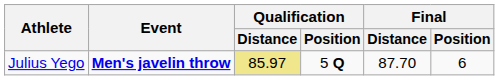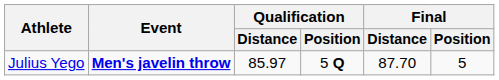(267, 63) khaki background -> (267, 63) no background
(462, 63) 6 -> (462, 63) 5
